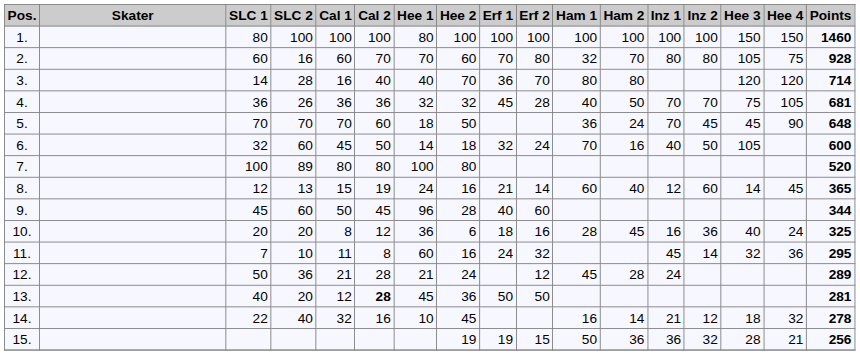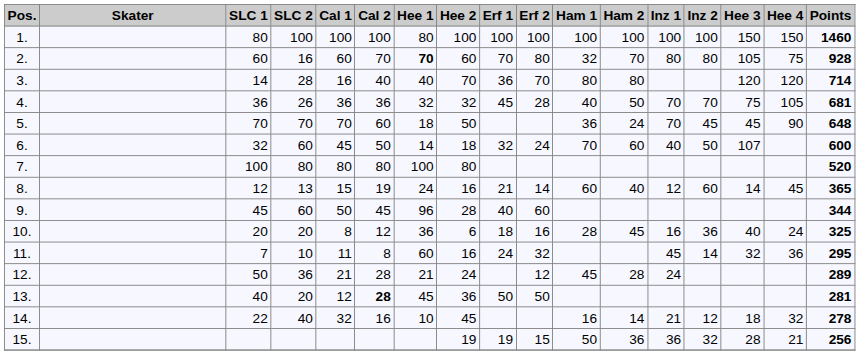(426, 58) normal -> (426, 58) bold
(637, 145) 16 -> (637, 145) 60
(749, 145) 105 -> (749, 145) 107
(305, 166) 89 -> (305, 166) 80
